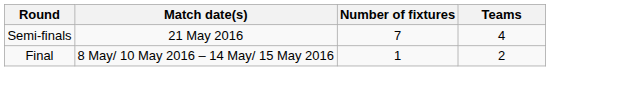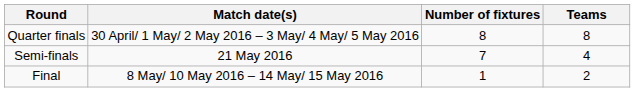+ row: (46, 35)
